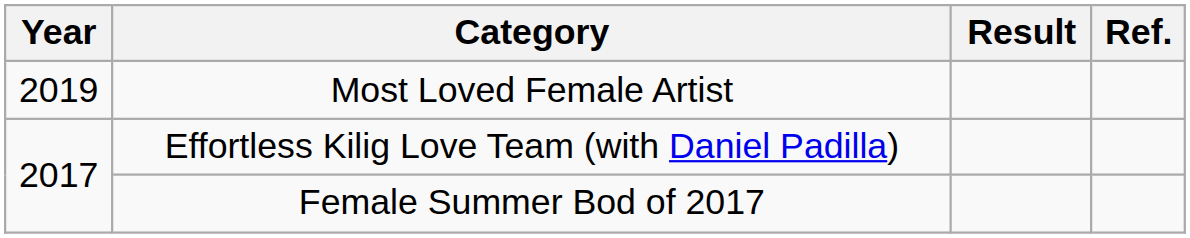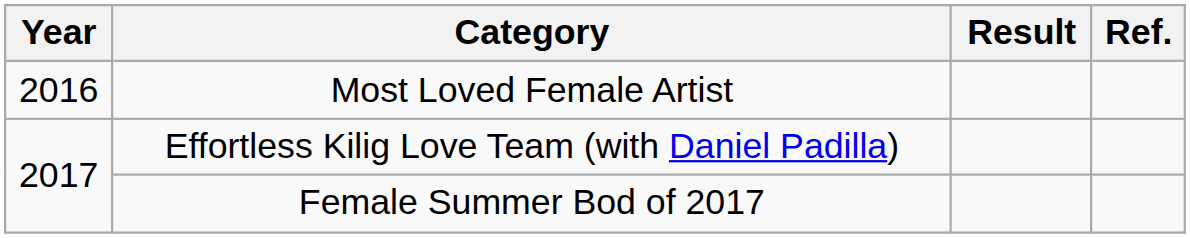(59, 89) 2019 -> (59, 89) 2016
